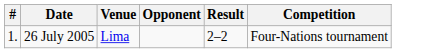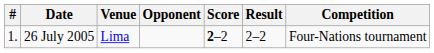+ column: (223, 15)
